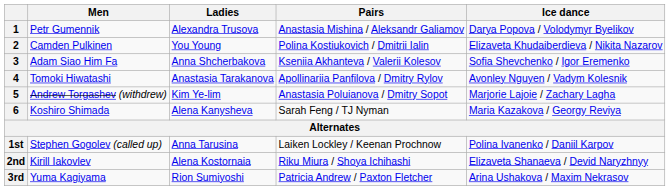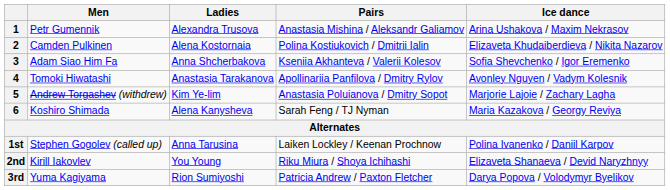(551, 29) Darya Popova / Volodymyr Byelikov -> (549, 29) Arina Ushakova / Maxim Nekrasov
(196, 45) You Young -> (211, 45) Alena Kostornaia
(211, 161) Alena Kostornaia -> (196, 161) You Young
(549, 177) Arina Ushakova / Maxim Nekrasov -> (551, 177) Darya Popova / Volodymyr Byelikov
